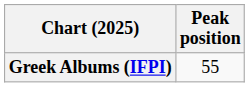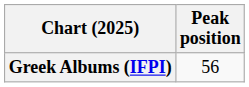(210, 67) 55 -> (210, 67) 56
